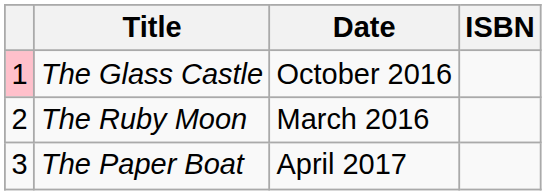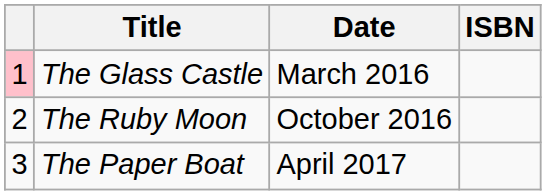(364, 73) October 2016 -> (353, 73) March 2016
(353, 119) March 2016 -> (364, 119) October 2016
